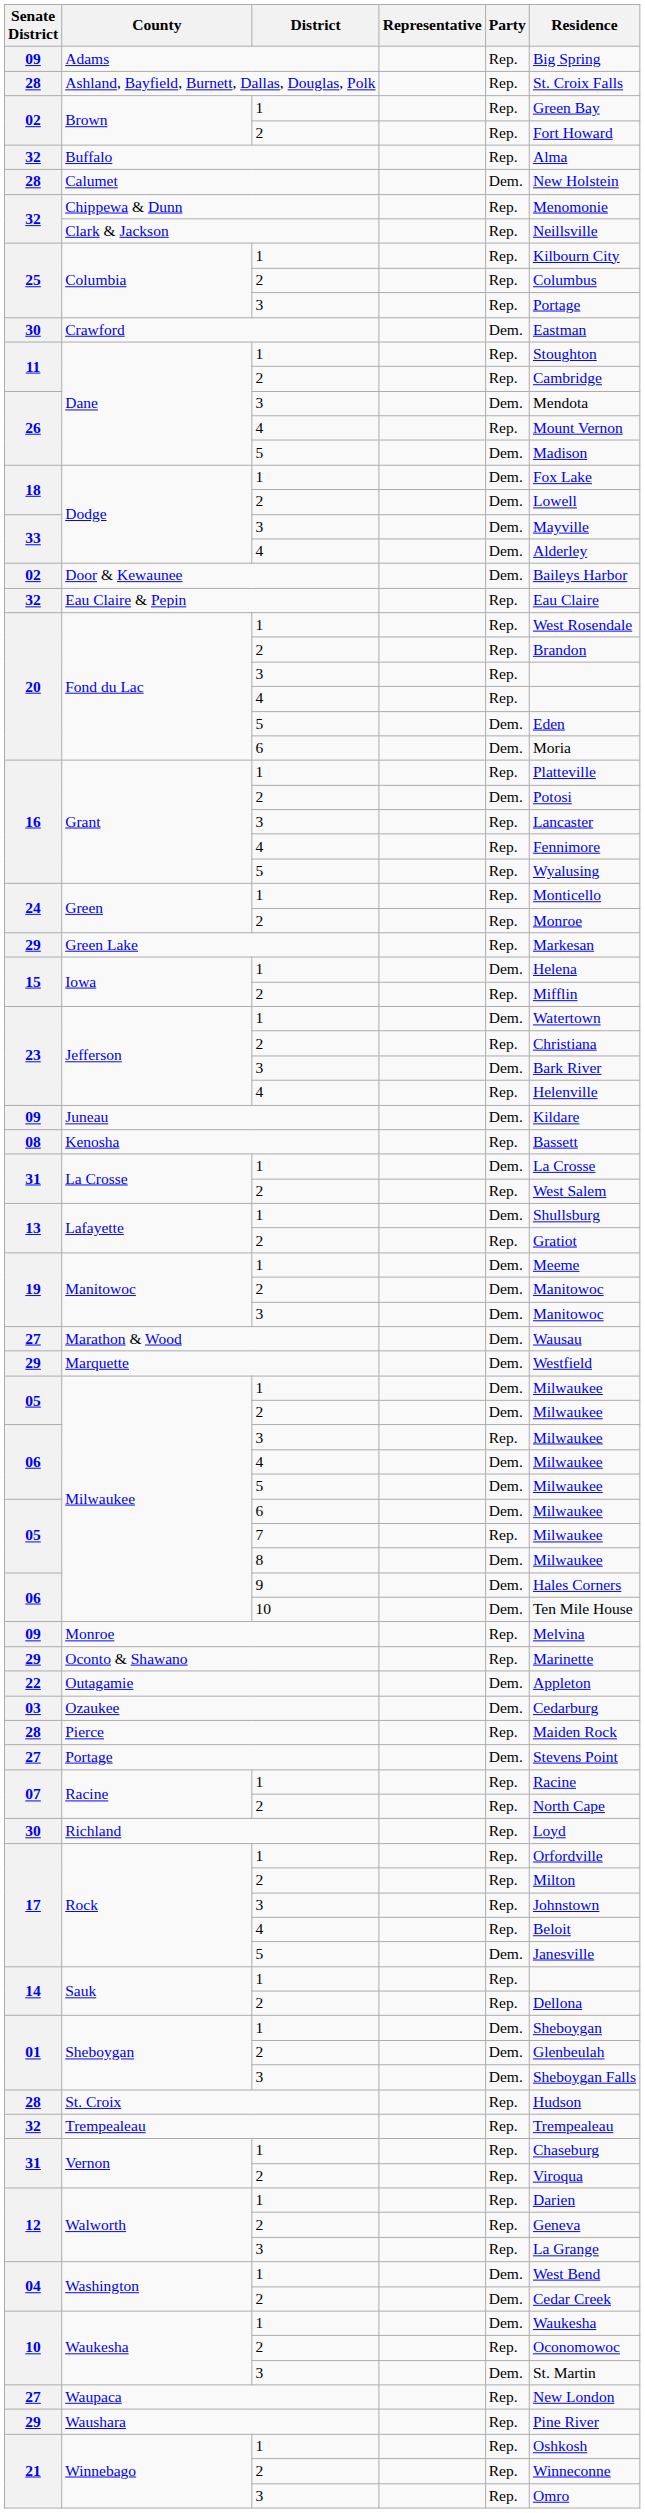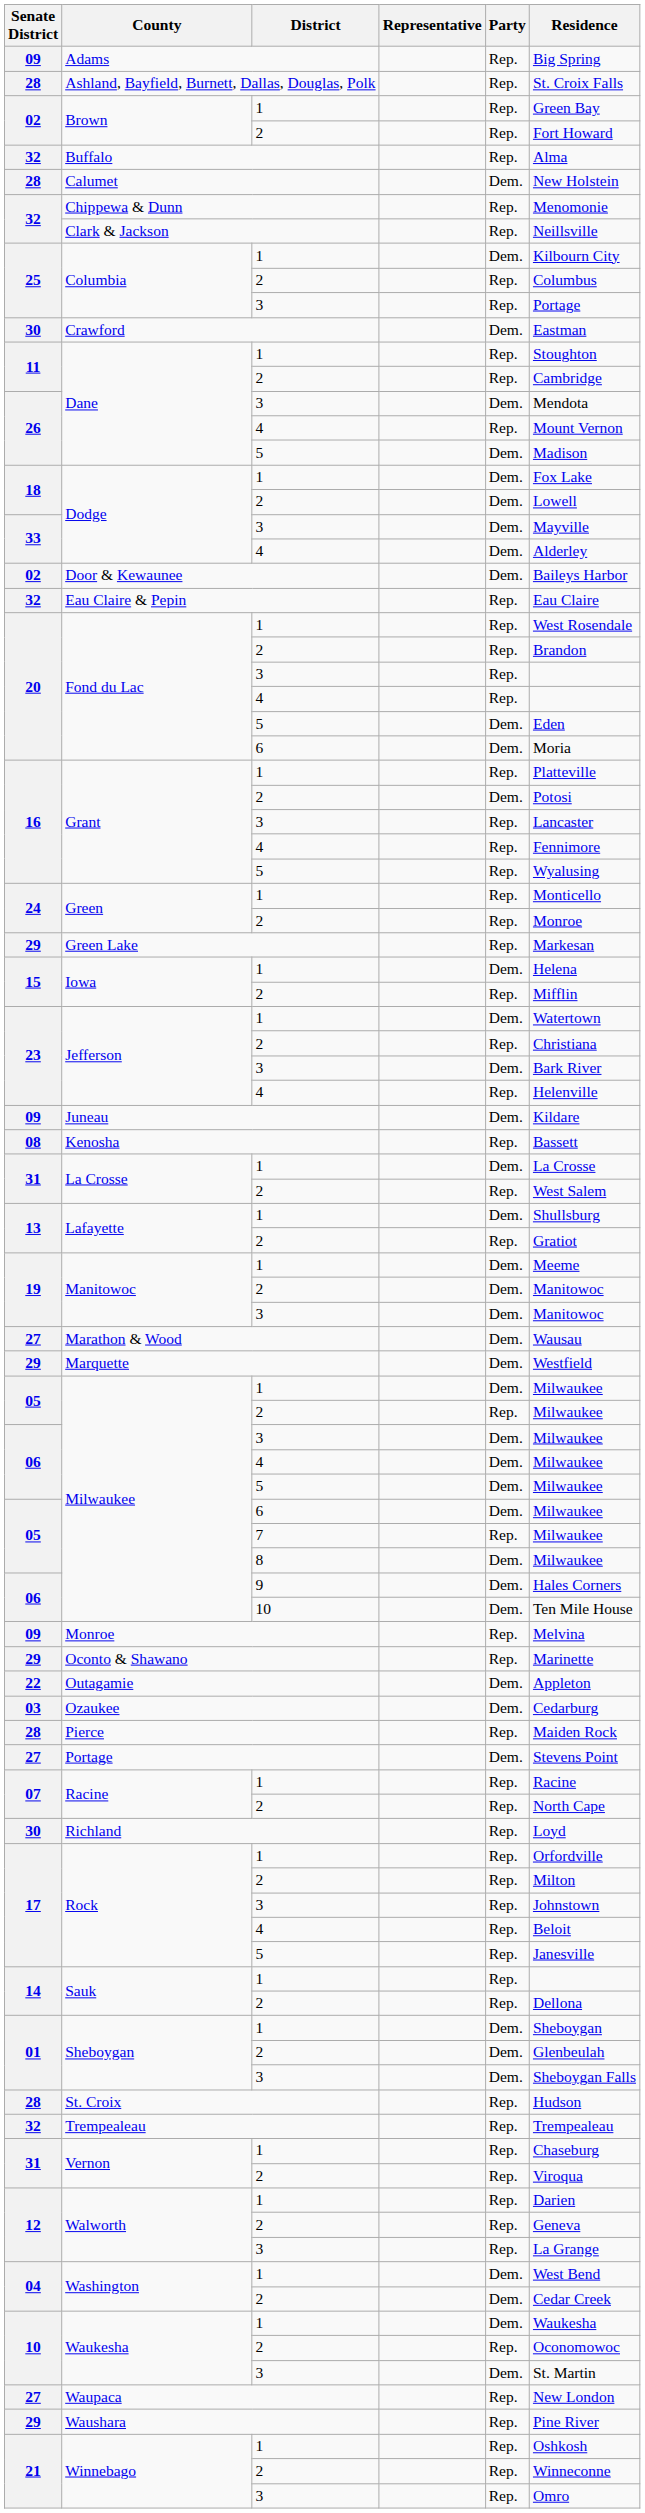(503, 255) Rep. -> (506, 255) Dem.
(506, 1412) Dem. -> (503, 1412) Rep.
(503, 1437) Rep. -> (506, 1437) Dem.
(506, 1954) Dem. -> (503, 1954) Rep.
